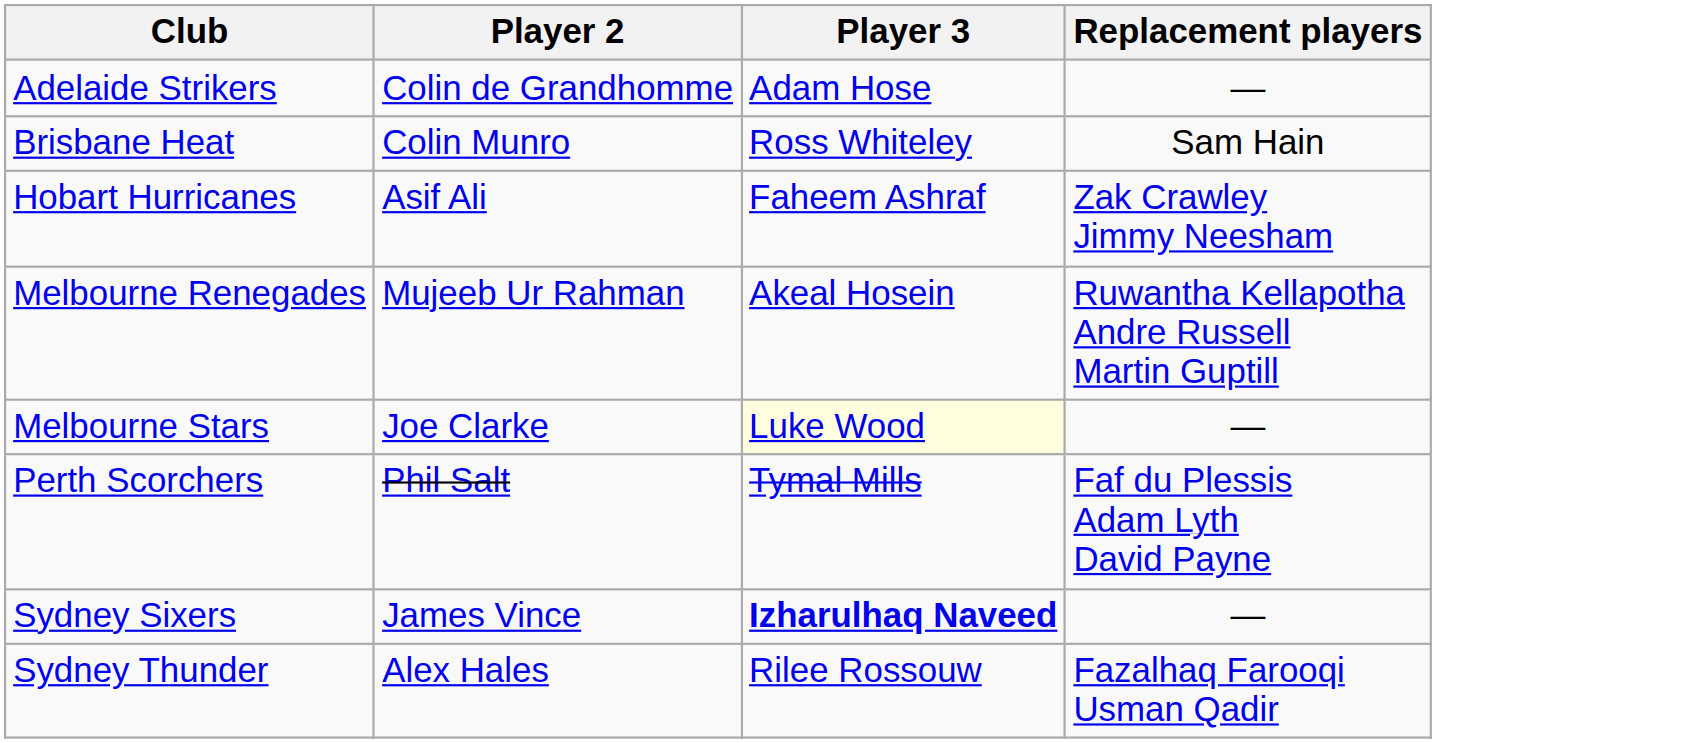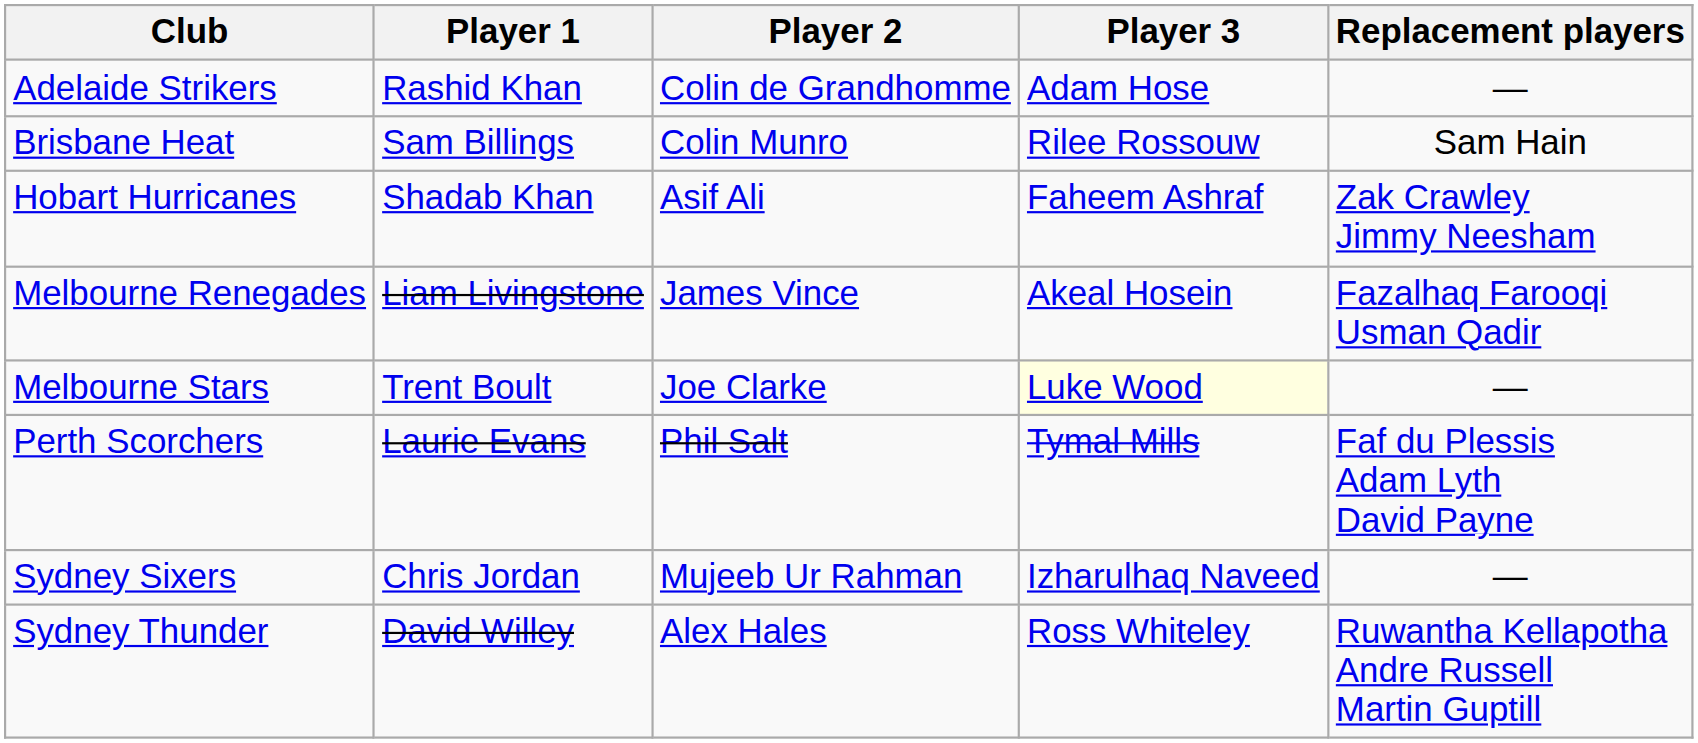+ column: (513, 32)
(861, 142) Ross Whiteley -> (1143, 142) Rilee Rossouw
(533, 292) Mujeeb Ur Rahman -> (760, 292) James Vince
(1239, 331) Ruwantha Kellapotha Andre Russell Martin Guptill -> (1472, 312) Fazalhaq Farooqi Usman Qadir
(482, 615) James Vince -> (811, 576) Mujeeb Ur Rahman
(903, 615) bold -> (1173, 576) normal
(865, 670) Rilee Rossouw -> (1138, 631) Ross Whiteley
(1209, 690) Fazalhaq Farooqi Usman Qadir -> (1502, 670) Ruwantha Kellapotha Andre Russell Martin Guptill
